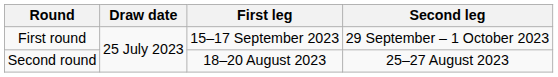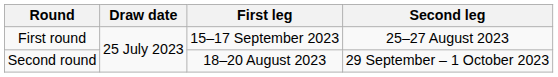(447, 38) 29 September – 1 October 2023 -> (447, 38) 25–27 August 2023
(447, 60) 25–27 August 2023 -> (447, 60) 29 September – 1 October 2023
